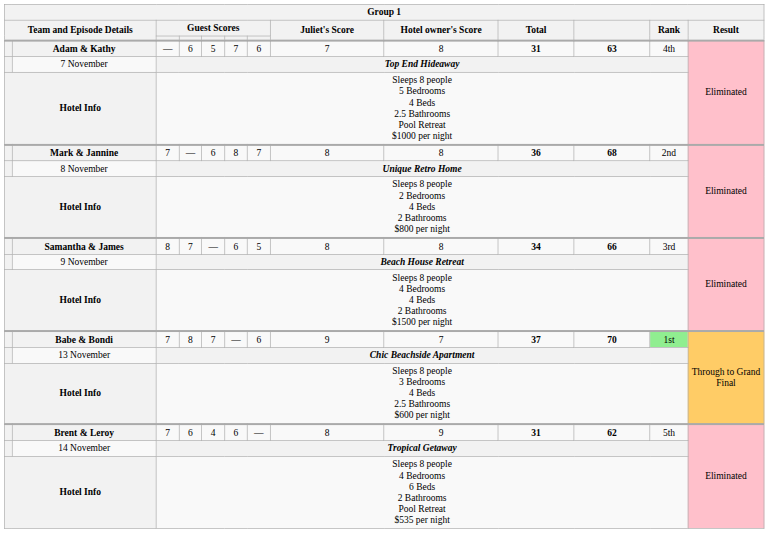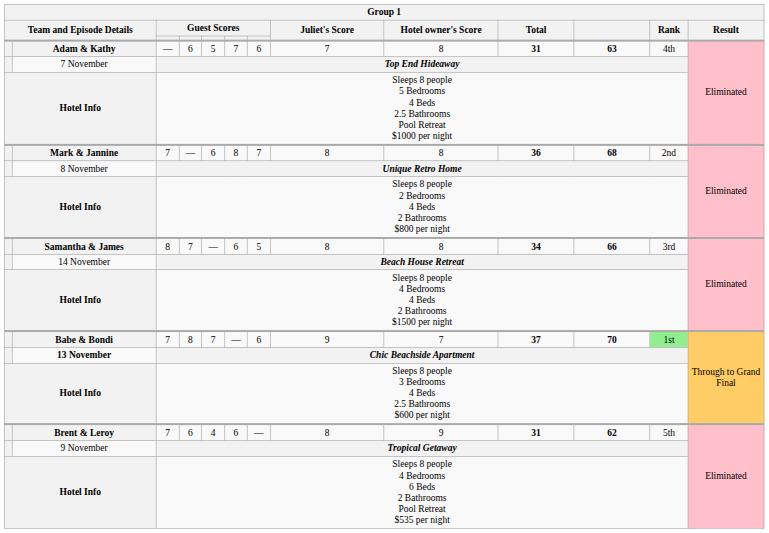(84, 262) 9 November -> (84, 262) 14 November
(84, 355) normal -> (84, 355) bold
(84, 448) 14 November -> (84, 448) 9 November
